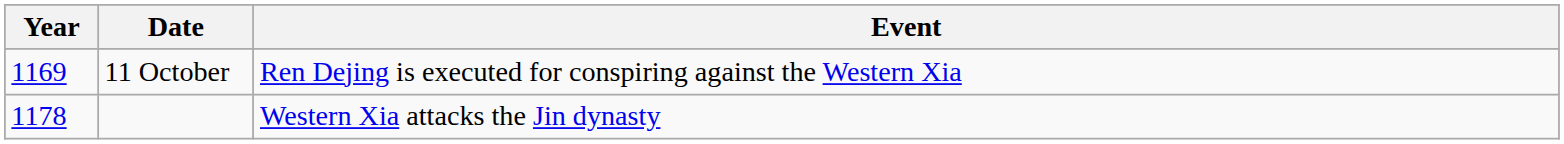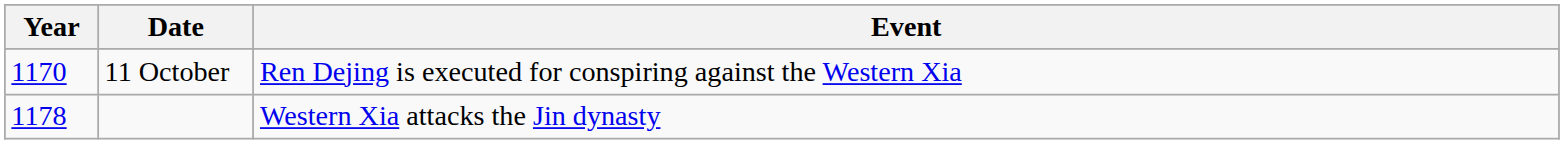(39, 71) 1169 -> (39, 71) 1170
